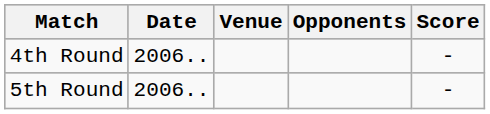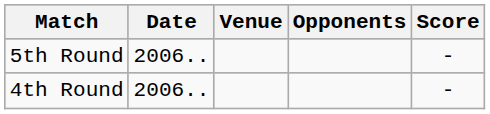rows swapped: (67, 56) <-> (67, 91)
